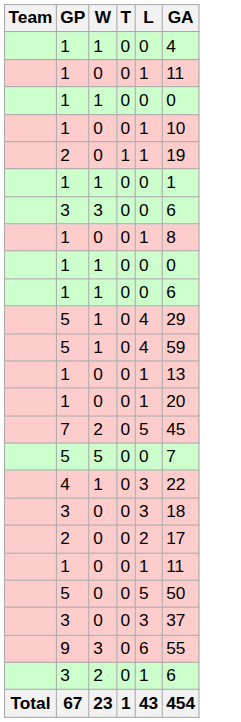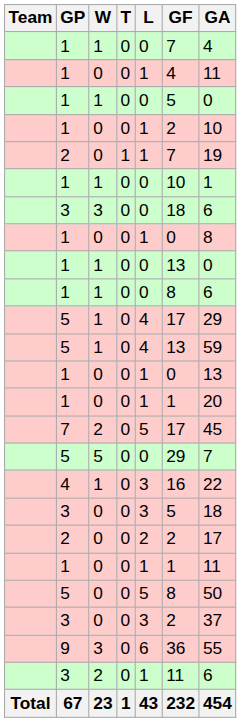+ column: (181, 18)
